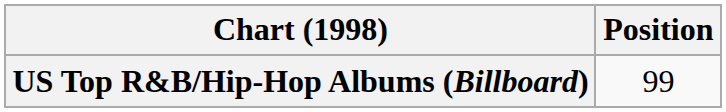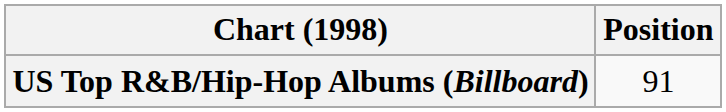(658, 80) 99 -> (658, 80) 91
